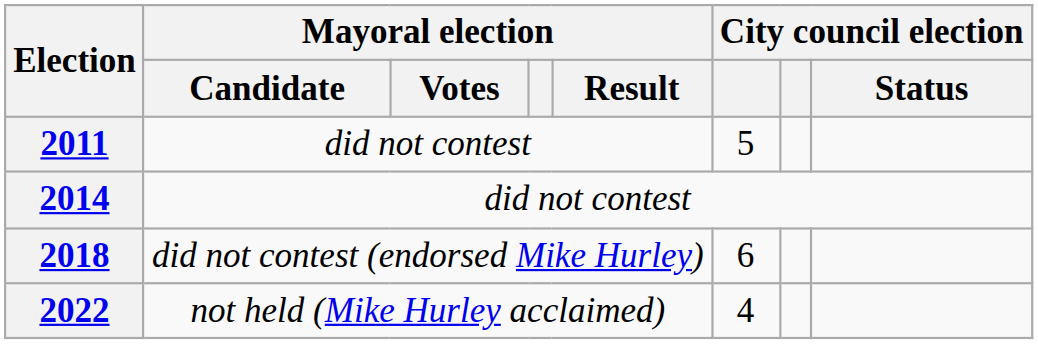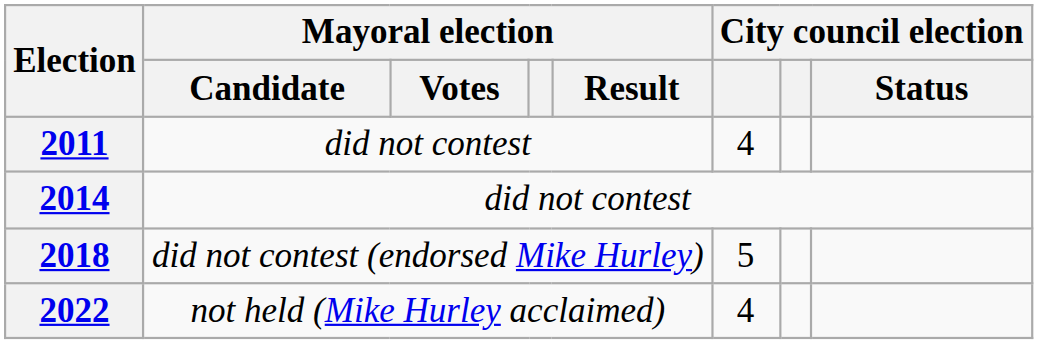(746, 143) 5 -> (746, 143) 4
(746, 254) 6 -> (746, 254) 5
